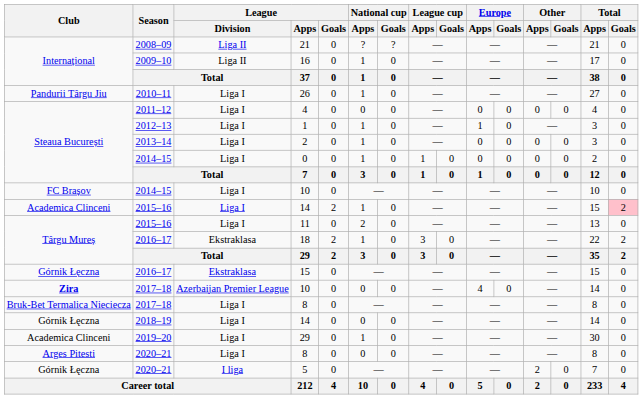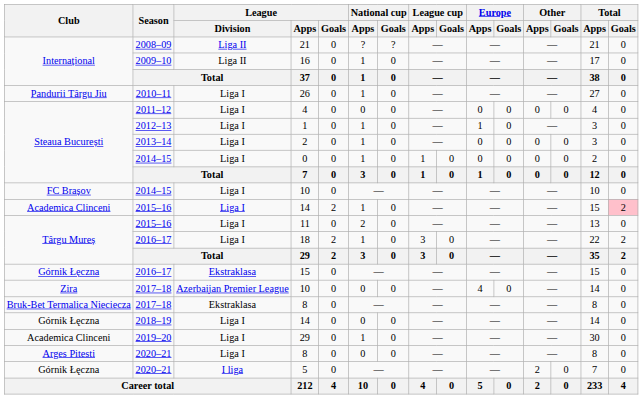(232, 239) Ekstraklasa -> (232, 239) Liga I
(69, 288) bold -> (69, 288) normal
(232, 304) Liga I -> (232, 304) Ekstraklasa
